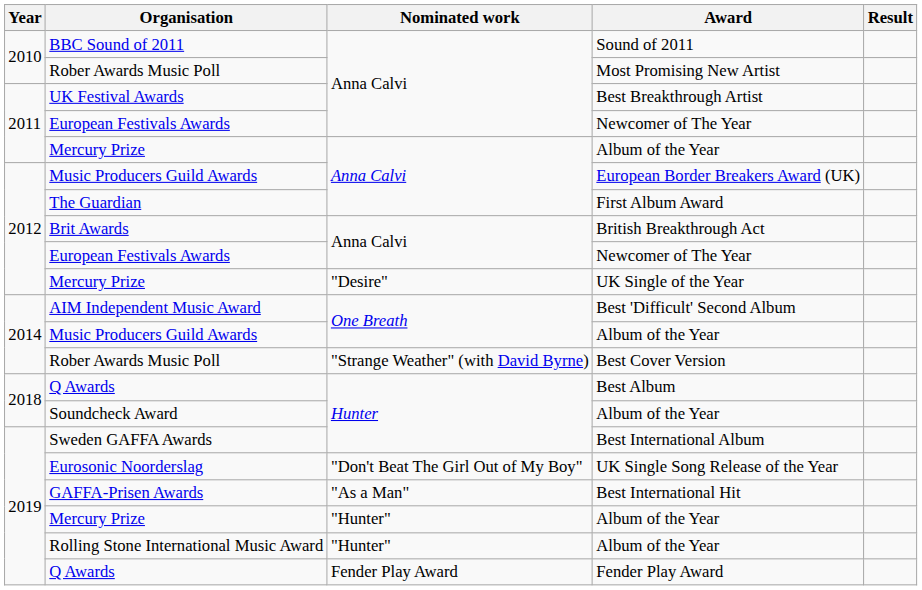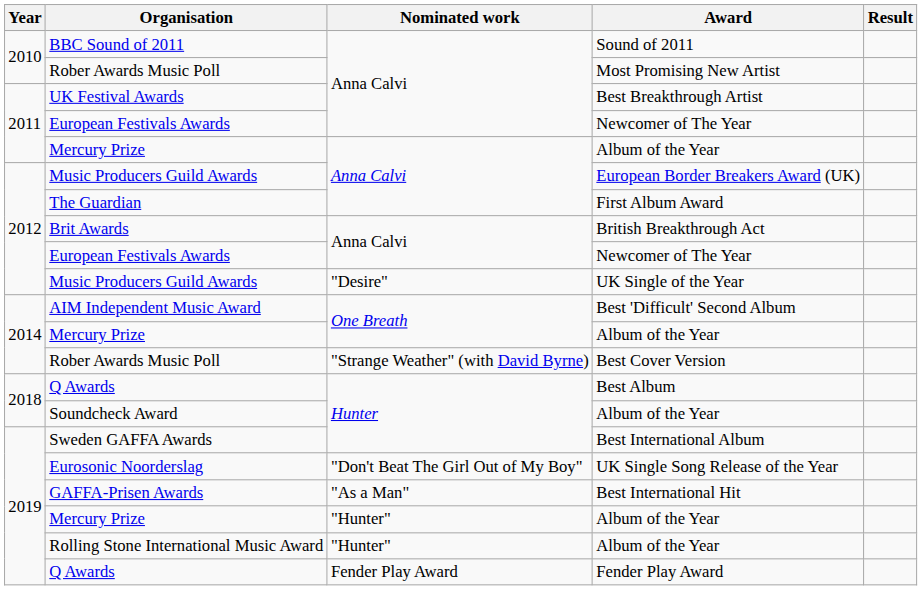(97, 281) Mercury Prize -> (153, 281) Music Producers Guild Awards
(153, 334) Music Producers Guild Awards -> (97, 334) Mercury Prize
